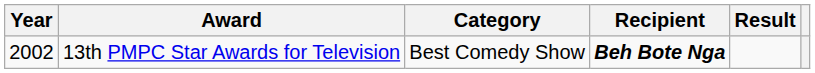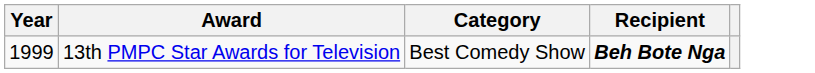- column: (765, 20)
(31, 52) 2002 -> (31, 52) 1999
